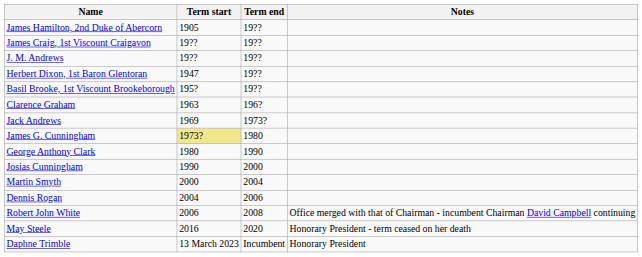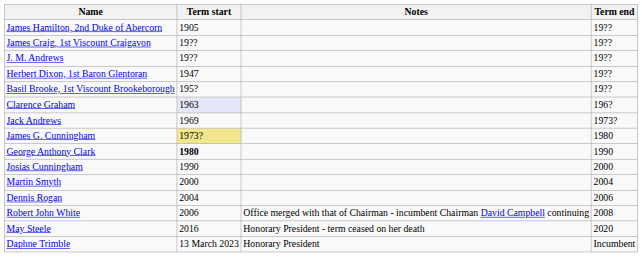columns swapped: (264, 12) <-> (462, 12)
(189, 105) no background -> (189, 105) lavender background
(189, 151) normal -> (189, 151) bold
